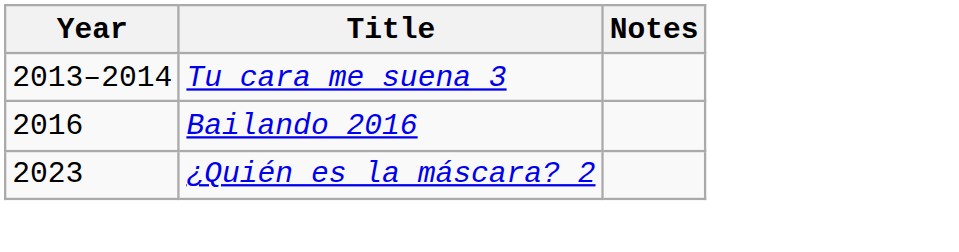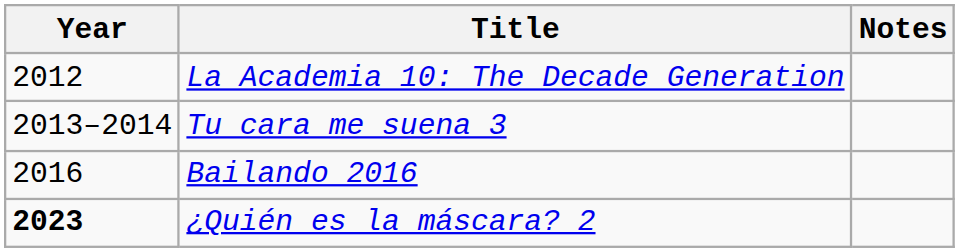+ row: (515, 78)
(48, 174) normal -> (48, 223) bold
